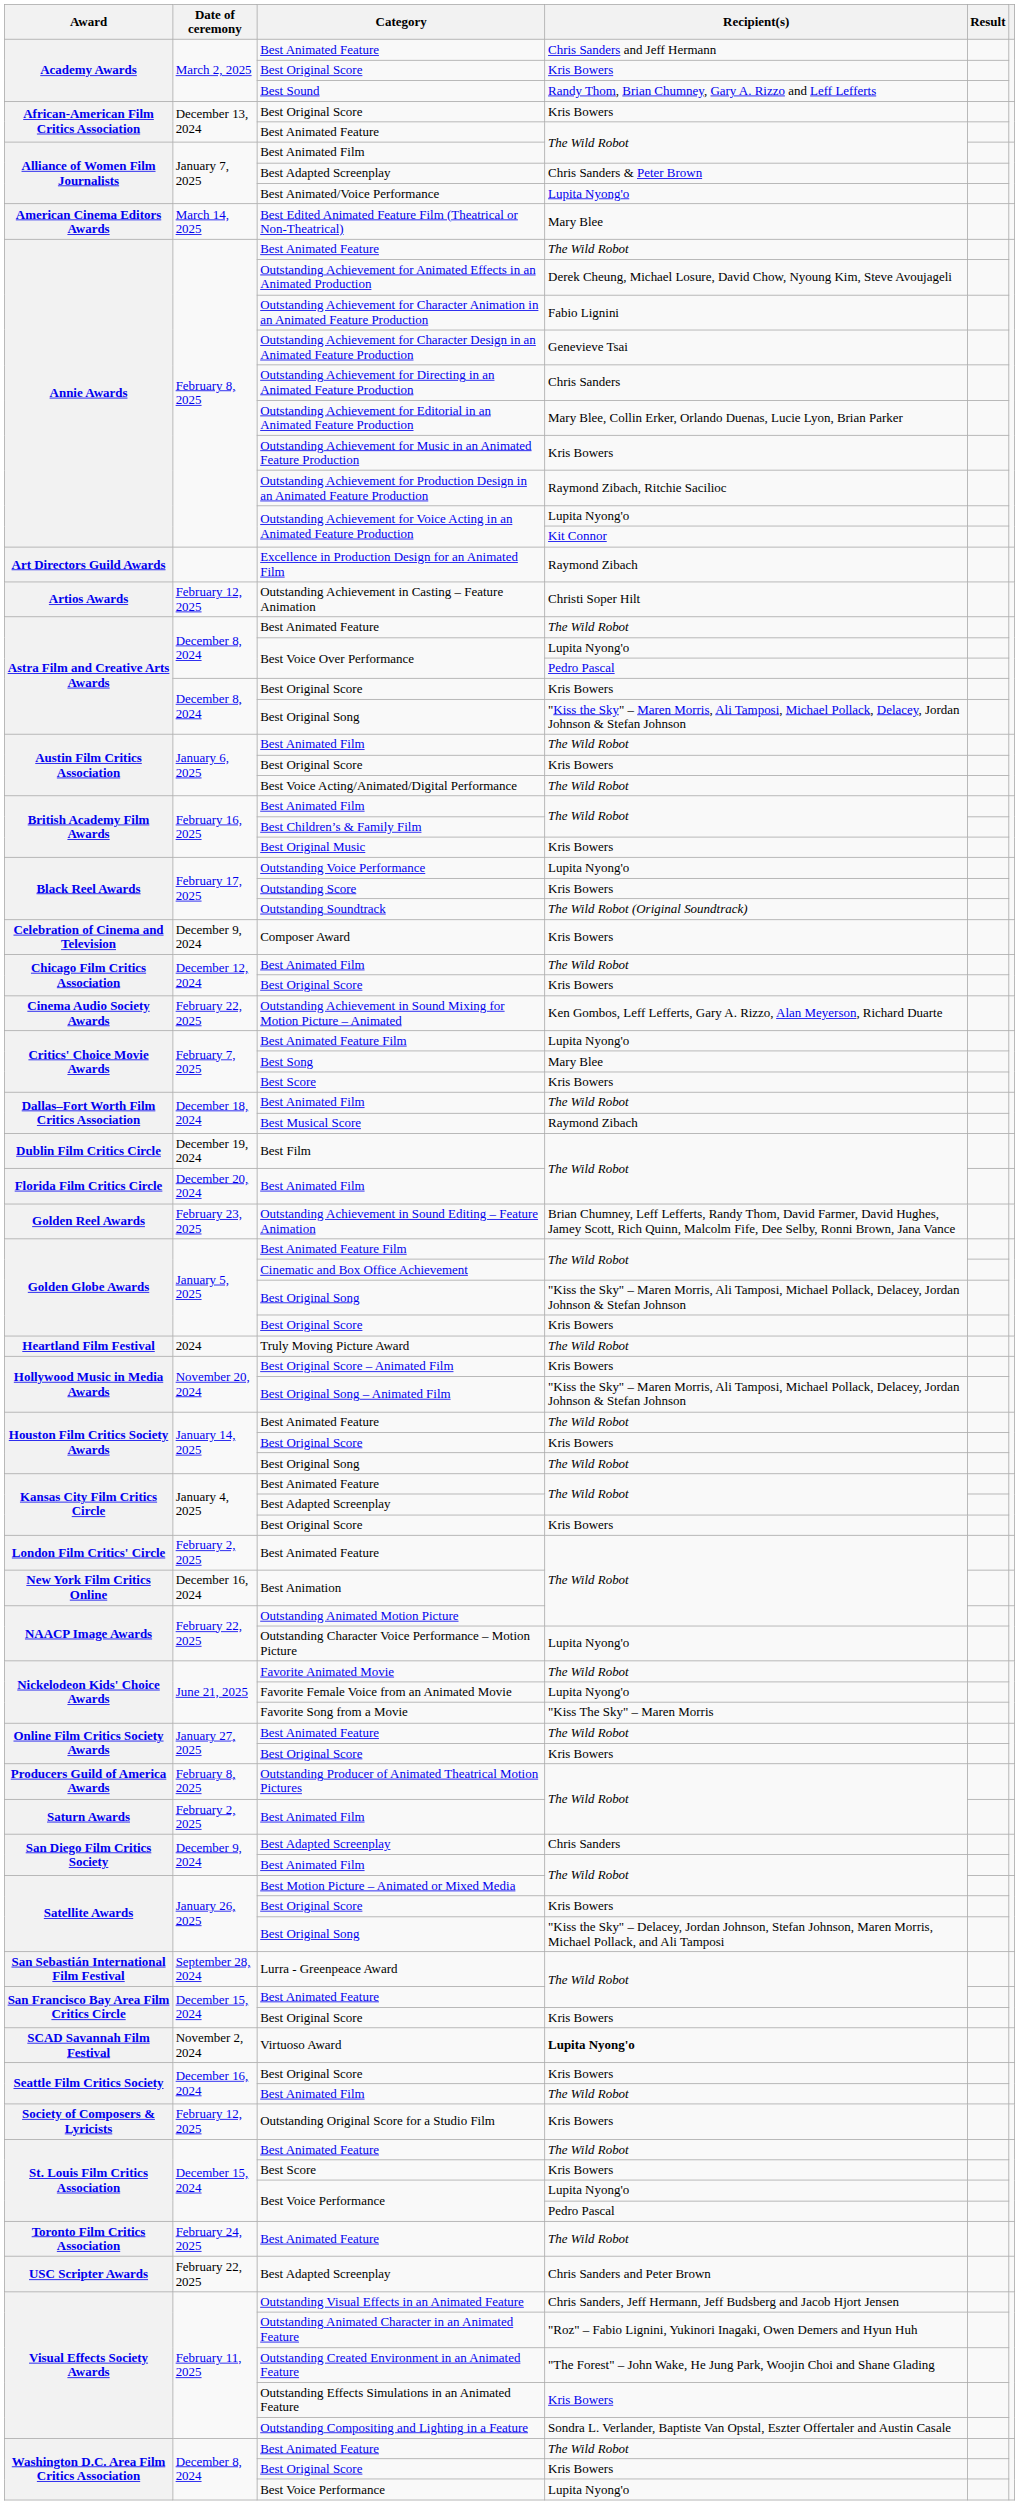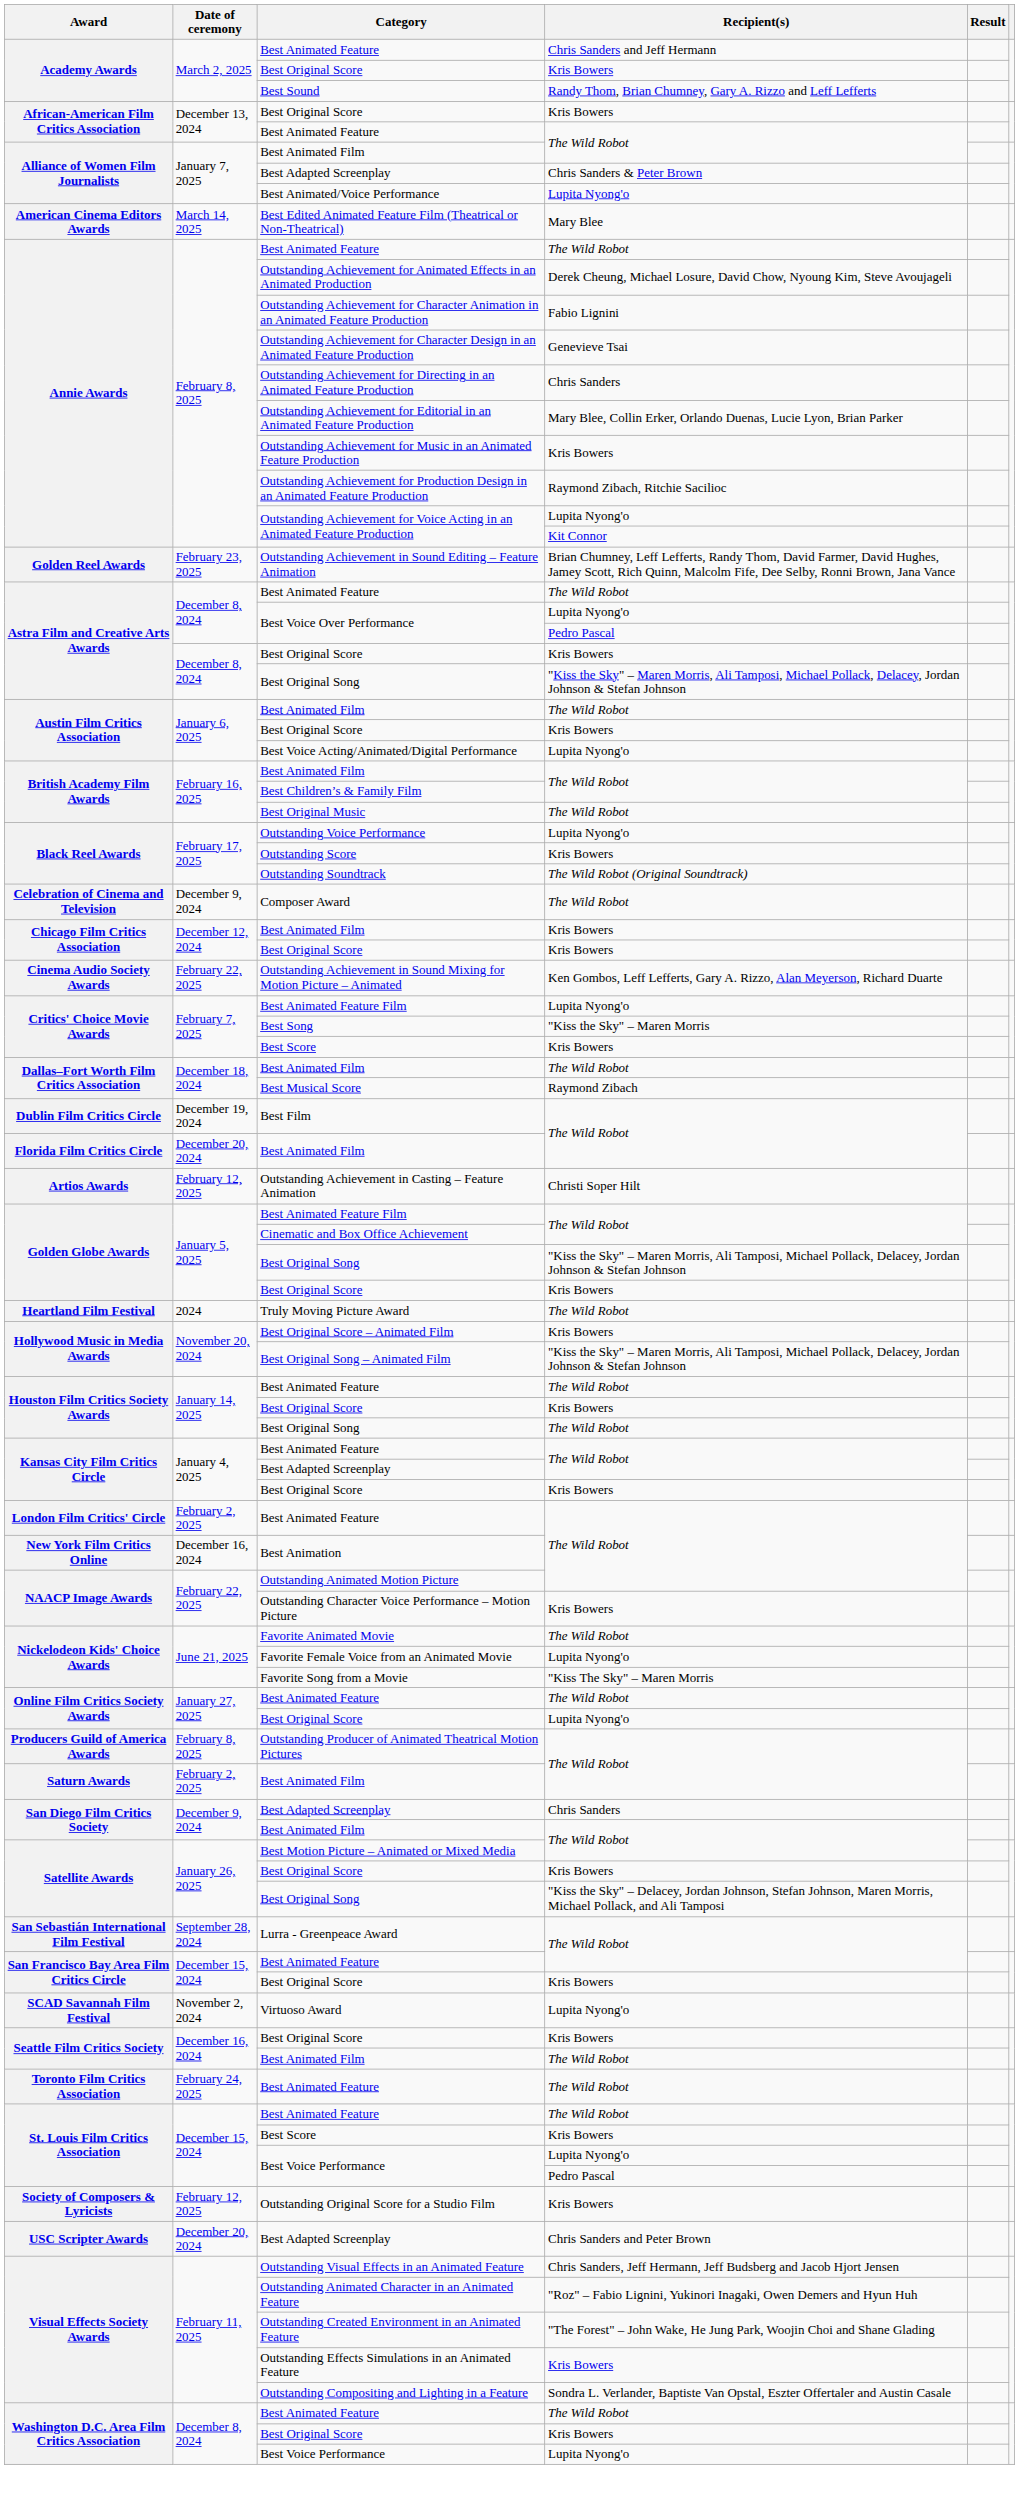- row: (89, 564)
rows swapped: (89, 599) <-> (89, 1221)
(588, 785) The Wild Robot -> (589, 750) Lupita Nyong'o
(581, 847) Kris Bowers -> (588, 812) The Wild Robot
(581, 936) Kris Bowers -> (588, 901) The Wild Robot
(588, 964) The Wild Robot -> (581, 929) Kris Bowers
(576, 1061) Mary Blee -> (629, 1026) "Kiss the Sky" – Maren Morris
(589, 1643) Lupita Nyong'o -> (581, 1608) Kris Bowers
(581, 1753) Kris Bowers -> (589, 1718) Lupita Nyong'o
(591, 2045) bold -> (589, 2010) normal
rows swapped: (89, 2121) <-> (89, 2239)
(209, 2274) February 22, 2025 -> (212, 2239) December 20, 2024
